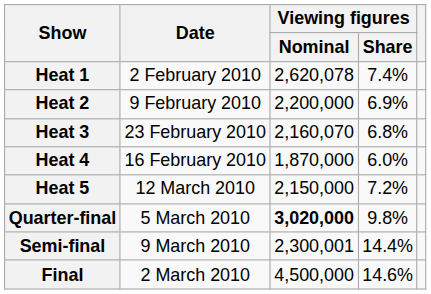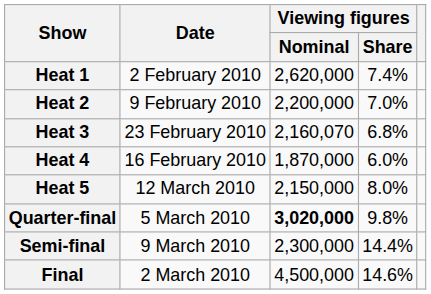(314, 75) 2,620,078 -> (314, 75) 2,620,000
(388, 103) 6.9% -> (388, 103) 7.0%
(388, 189) 7.2% -> (388, 189) 8.0%
(314, 246) 2,300,001 -> (314, 246) 2,300,000
